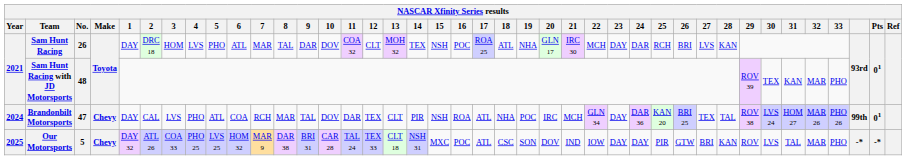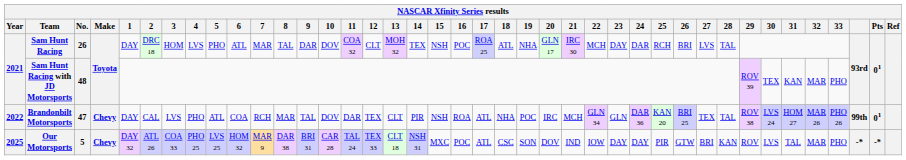(728, 46) KAN -> (728, 46) TAL
(15, 117) 2024 -> (15, 117) 2022
(618, 117) DAY -> (618, 117) GLN
